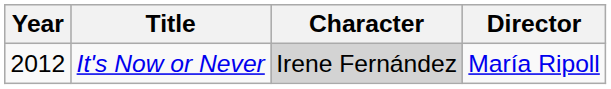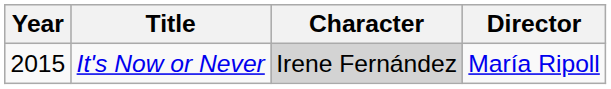(38, 63) 2012 -> (38, 63) 2015
